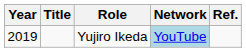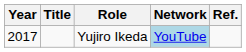(22, 36) 2019 -> (22, 36) 2017
